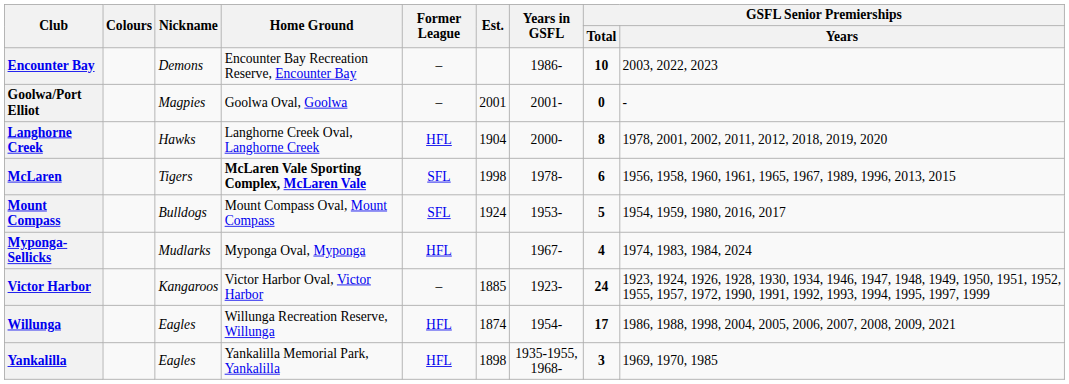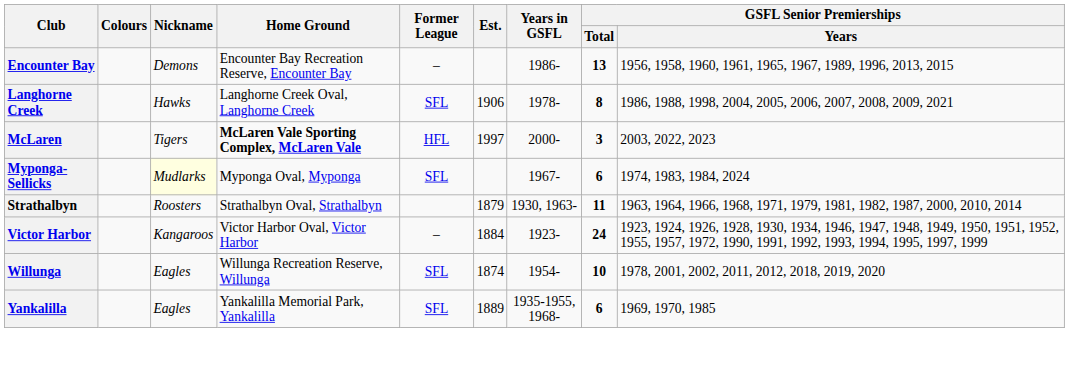(601, 66) 10 -> (599, 66) 13
(670, 66) 2003, 2022, 2023 -> (787, 66) 1956, 1958, 1960, 1961, 1965, 1967, 1989, 1996, 2013, 2015
- row: (45, 102)
(439, 139) HFL -> (436, 102) SFL
(493, 139) 1904 -> (490, 102) 1906
(546, 139) 2000- -> (544, 102) 1978-
(755, 139) 1978, 2001, 2002, 2011, 2012, 2018, 2019, 2020 -> (787, 102) 1986, 1988, 1998, 2004, 2005, 2006, 2007, 2008, 2009, 2021
(439, 176) SFL -> (436, 139) HFL
(493, 176) 1998 -> (490, 139) 1997
(546, 176) 1978- -> (544, 139) 2000-
(601, 176) 6 -> (599, 139) 3
(789, 176) 1956, 1958, 1960, 1961, 1965, 1967, 1989, 1996, 2013, 2015 -> (668, 139) 2003, 2022, 2023
- row: (34, 213)
(184, 250) no background -> (179, 176) lightyellow background
(439, 250) HFL -> (436, 176) SFL
(601, 250) 4 -> (599, 176) 6
+ row: (42, 205)
(493, 287) 1885 -> (490, 235) 1884
(439, 324) HFL -> (436, 271) SFL
(601, 324) 17 -> (599, 271) 10
(789, 324) 1986, 1988, 1998, 2004, 2005, 2006, 2007, 2008, 2009, 2021 -> (753, 271) 1978, 2001, 2002, 2011, 2012, 2018, 2019, 2020
(439, 361) HFL -> (436, 308) SFL
(493, 361) 1898 -> (490, 308) 1889
(601, 361) 3 -> (599, 308) 6
